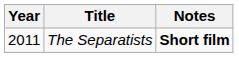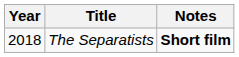(24, 40) 2011 -> (25, 40) 2018
